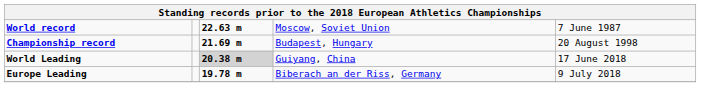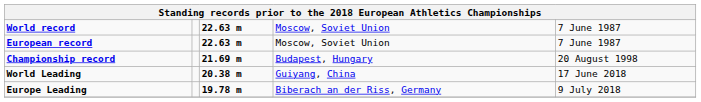+ row: (49, 43)
(222, 58) lightgrey background -> (222, 74) no background
